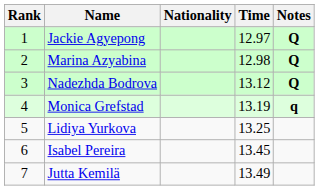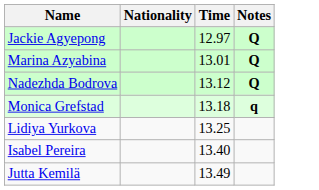- column: (24, 15)
(254, 60) 12.98 -> (214, 60) 13.01
(254, 106) 13.19 -> (214, 106) 13.18
(254, 151) 13.45 -> (214, 151) 13.40
